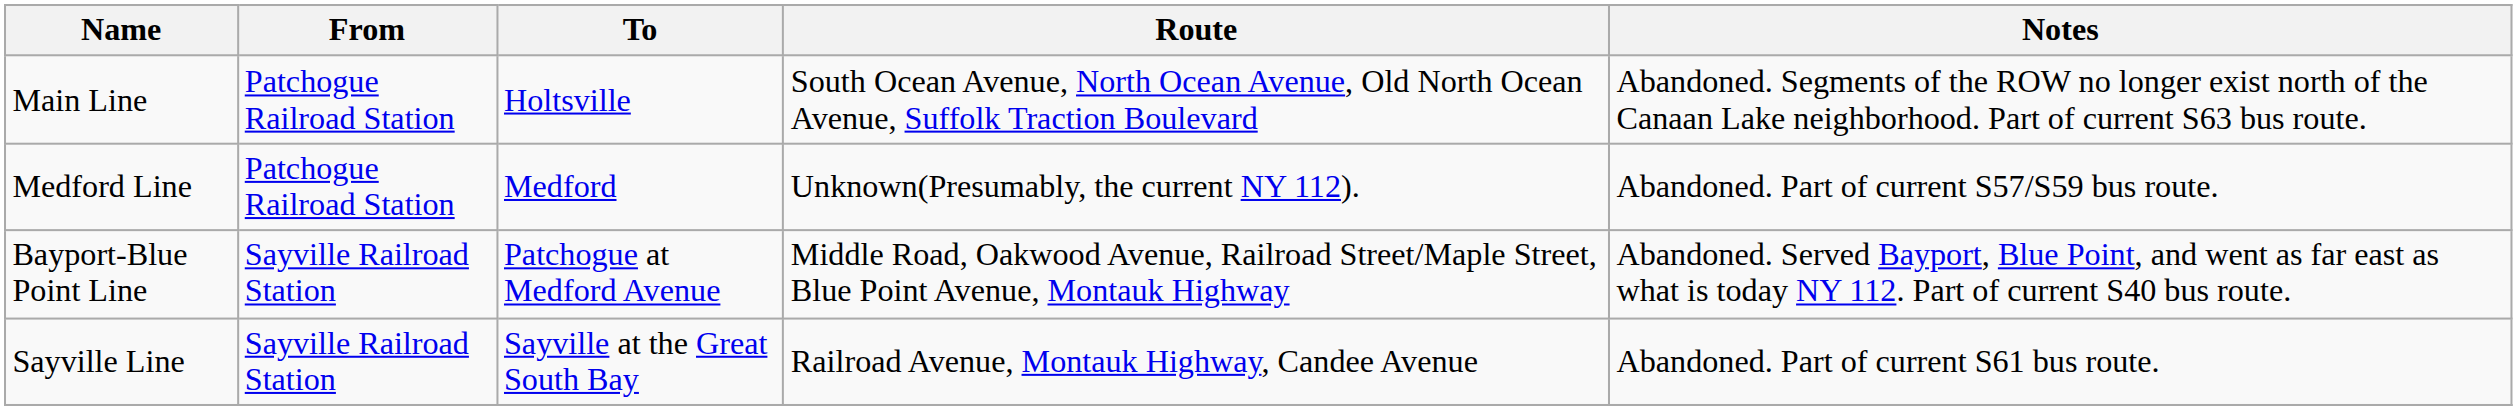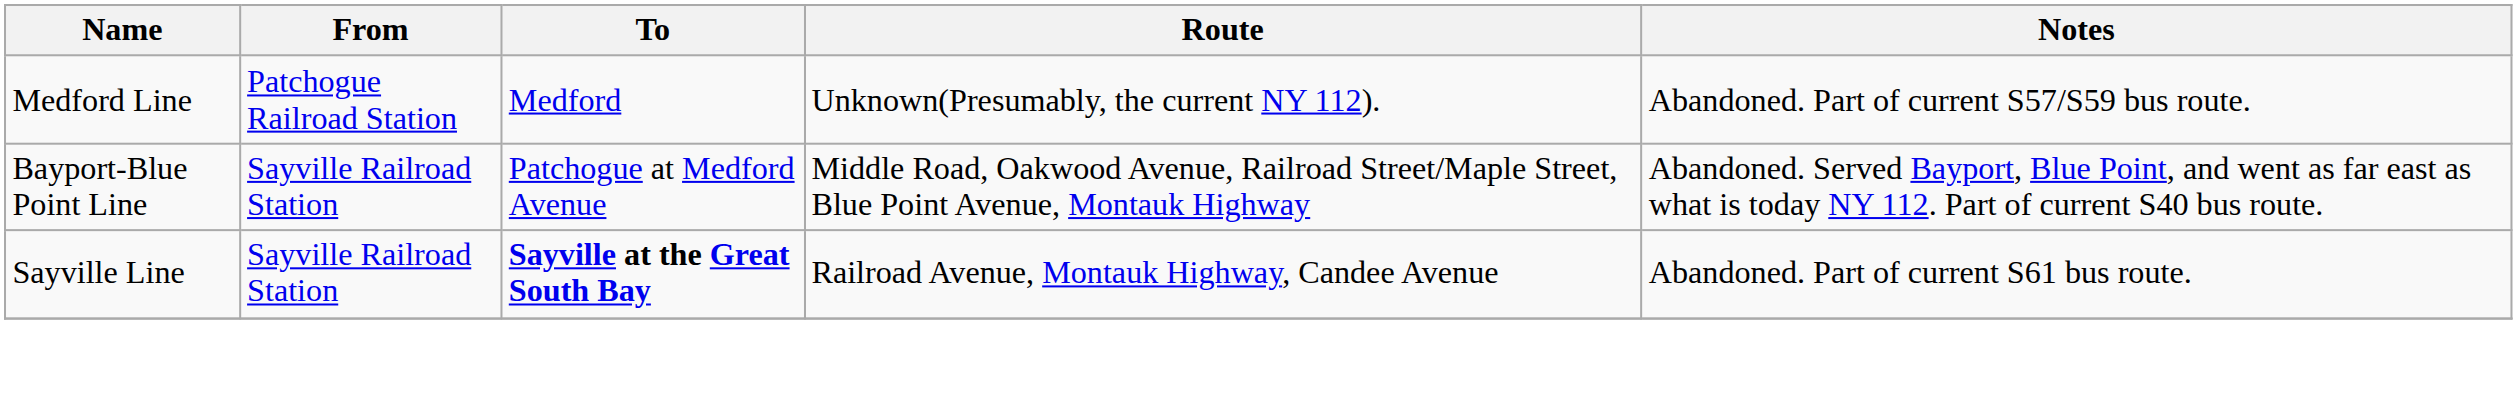- row: (80, 99)
(636, 360) normal -> (649, 273) bold
